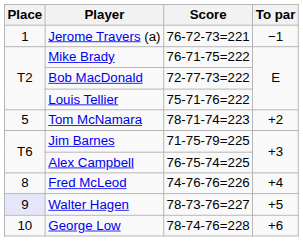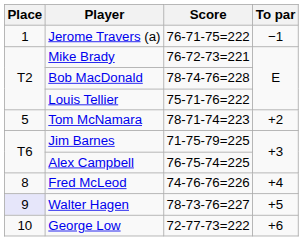(208, 36) 76-72-73=221 -> (208, 36) 76-71-75=222
(208, 57) 76-71-75=222 -> (208, 57) 76-72-73=221
(208, 78) 72-77-73=222 -> (208, 78) 78-74-76=228
(208, 225) 78-74-76=228 -> (208, 225) 72-77-73=222
